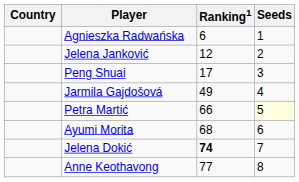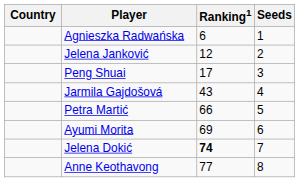(206, 92) 49 -> (206, 92) 43
(260, 110) lightyellow background -> (260, 110) no background
(206, 129) 68 -> (206, 129) 69
